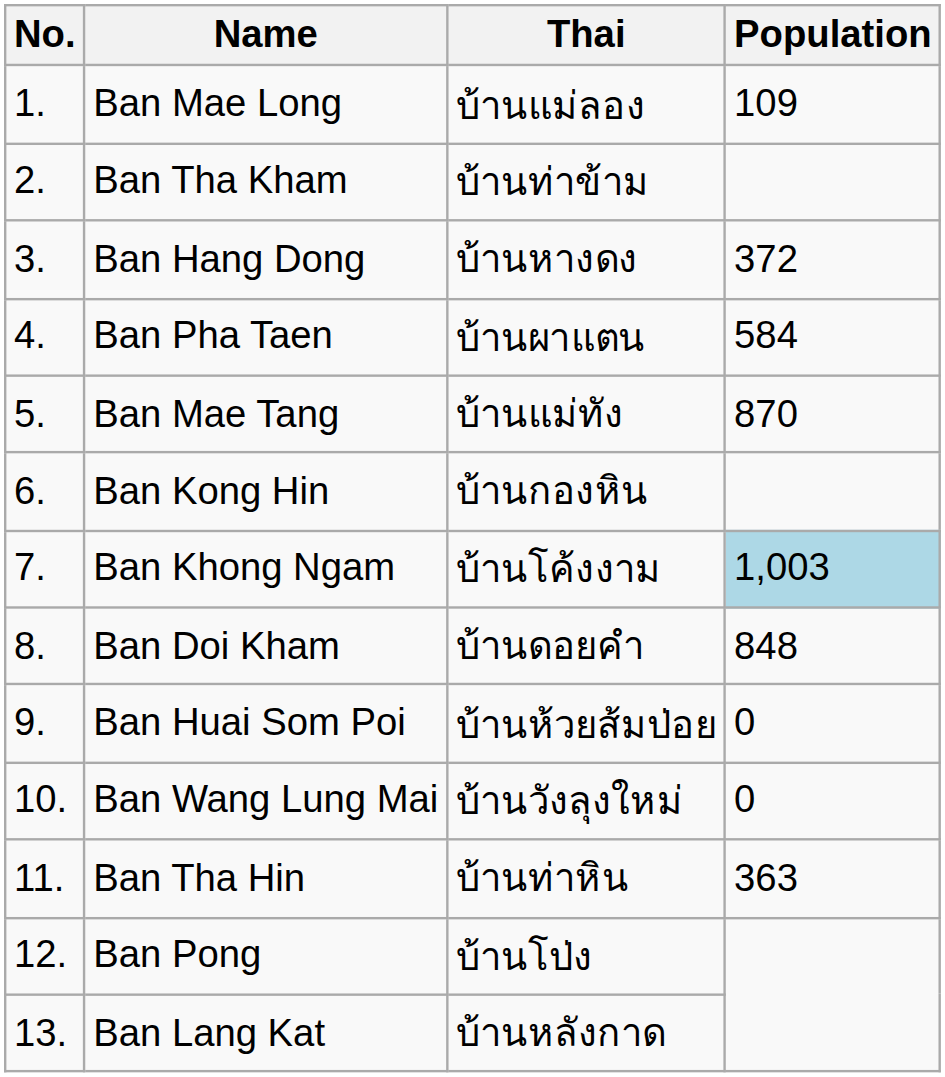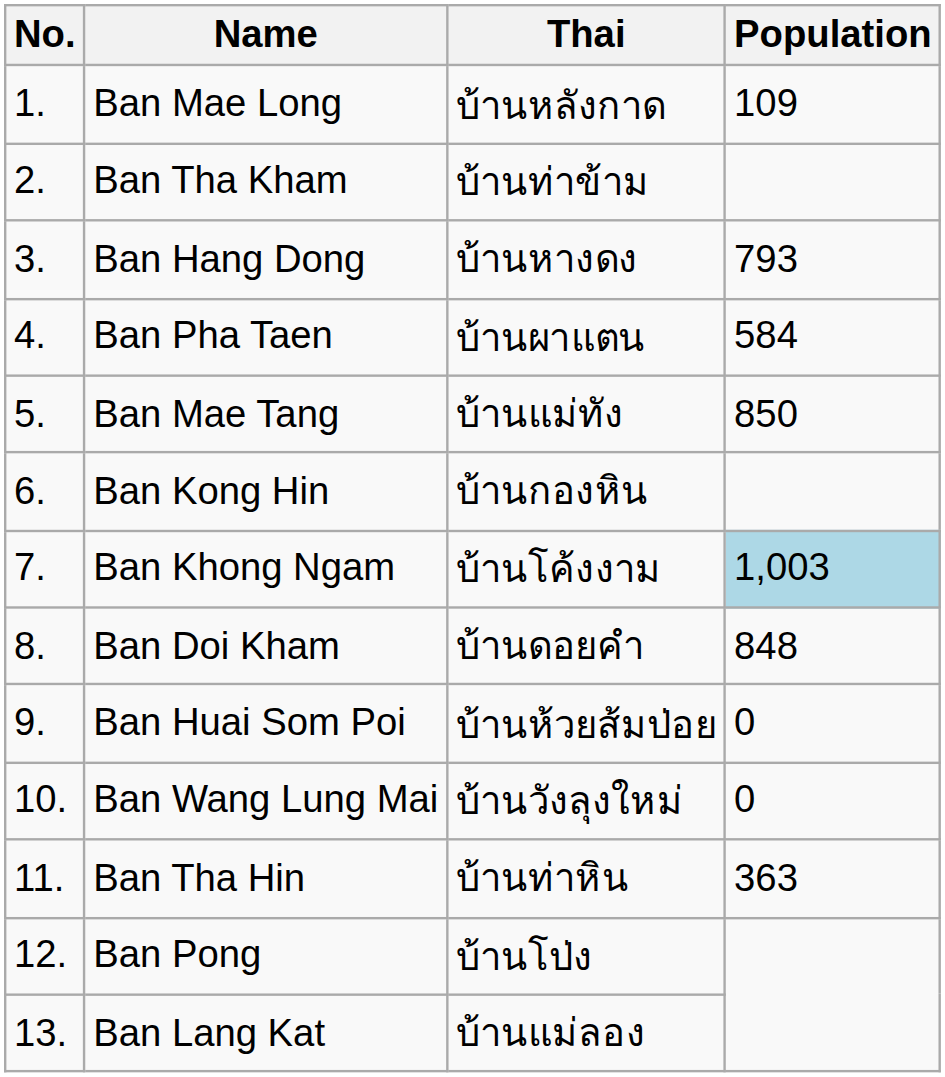(550, 105) บ้านแม่ลอง -> (561, 105) บ้านหลังกาด
(766, 258) 372 -> (766, 258) 793
(766, 413) 870 -> (766, 413) 850
(561, 1033) บ้านหลังกาด -> (550, 1033) บ้านแม่ลอง
